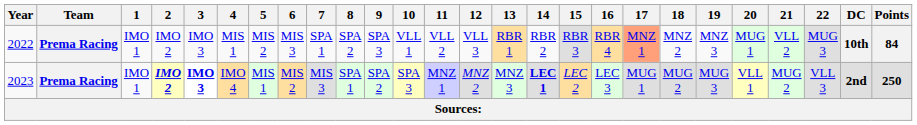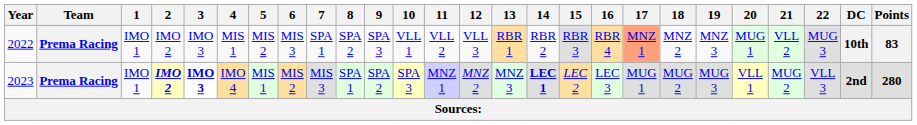(892, 43) 84 -> (892, 43) 83
(892, 80) 250 -> (892, 80) 280
